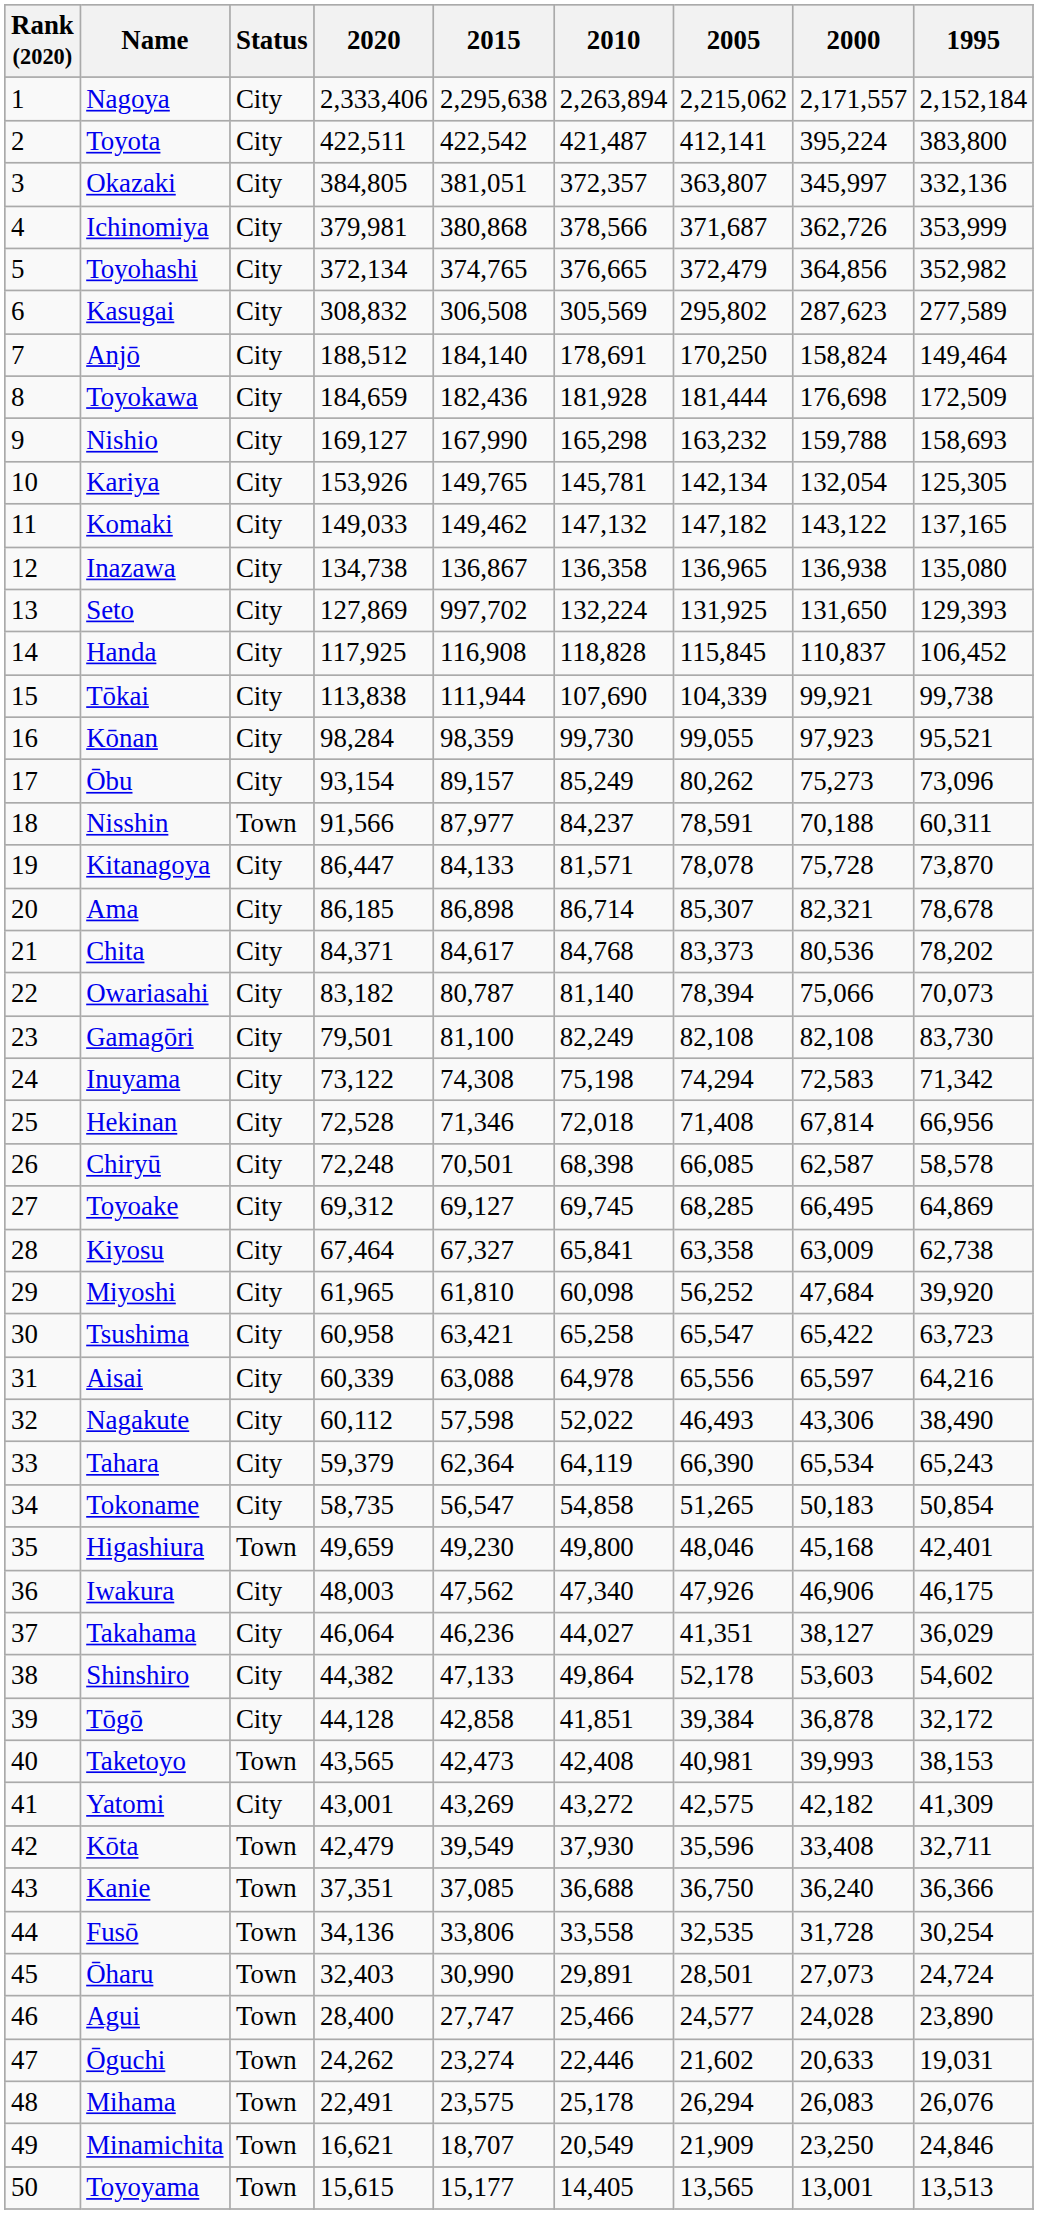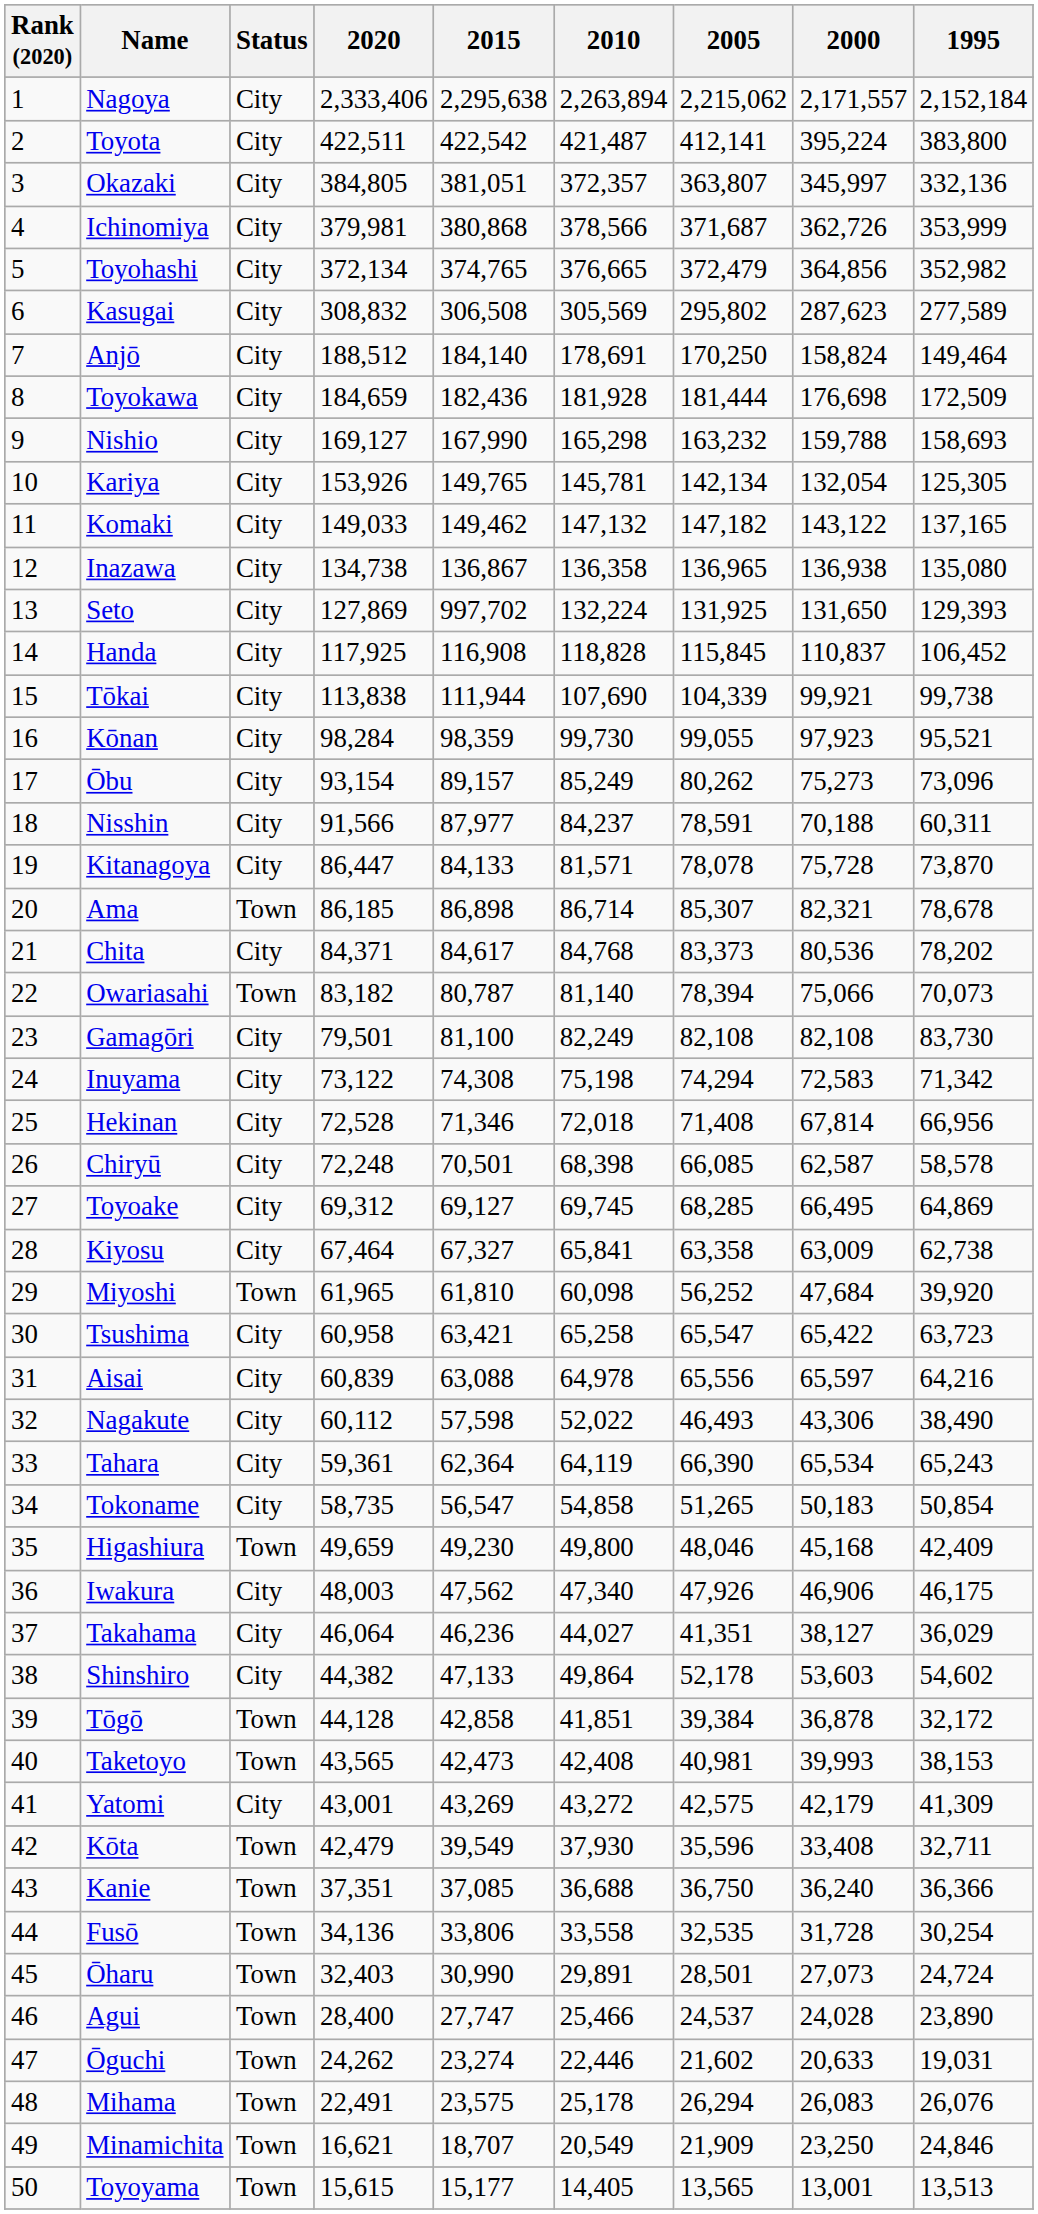(266, 823) Town -> (259, 823) City
(259, 908) City -> (266, 908) Town
(259, 993) City -> (266, 993) Town
(259, 1292) City -> (266, 1292) Town
(357, 1377) 60,339 -> (357, 1377) 60,839
(357, 1462) 59,379 -> (357, 1462) 59,361
(957, 1548) 42,401 -> (957, 1548) 42,409
(259, 1718) City -> (266, 1718) Town
(837, 1803) 42,182 -> (837, 1803) 42,179
(717, 2017) 24,577 -> (717, 2017) 24,537
